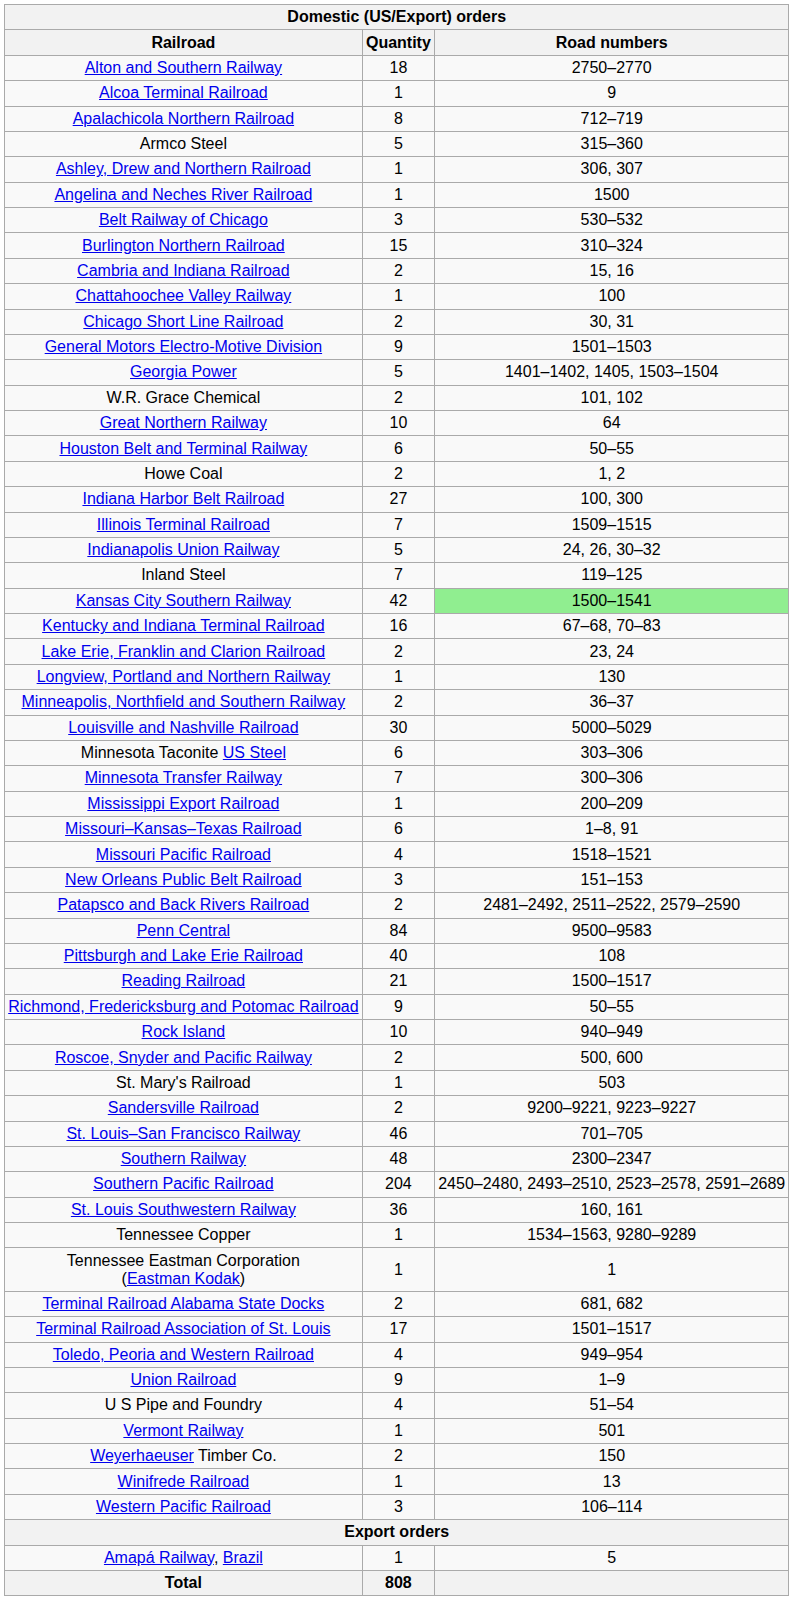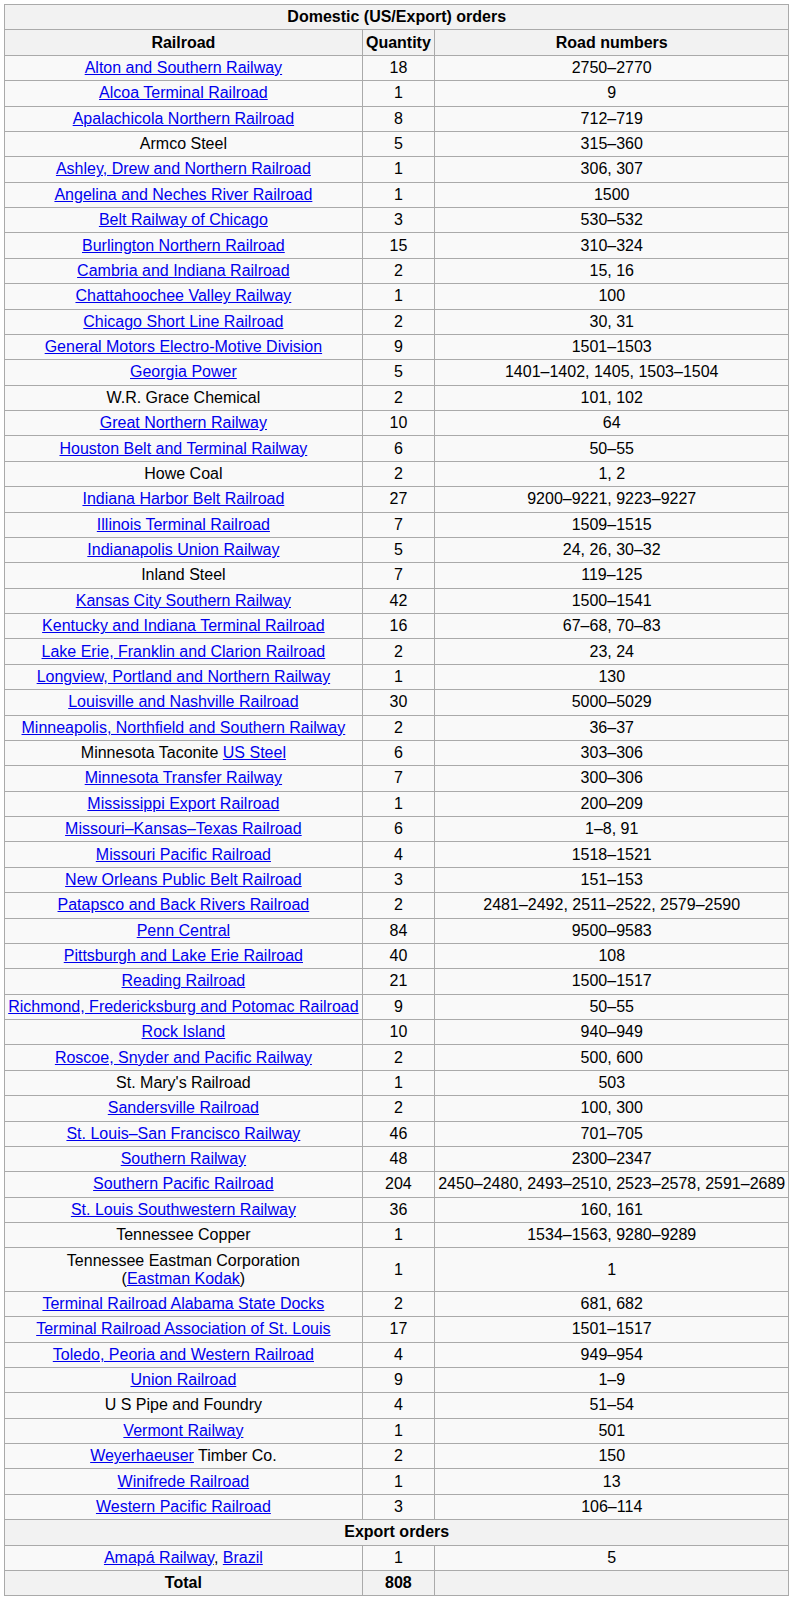(612, 499) 100, 300 -> (612, 499) 9200–9221, 9223–9227
(612, 600) lightgreen background -> (612, 600) no background
rows swapped: (183, 727) <-> (183, 702)
(612, 1108) 9200–9221, 9223–9227 -> (612, 1108) 100, 300
